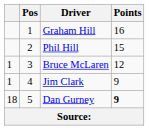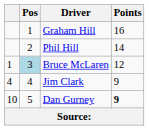(119, 47) 15 -> (119, 47) 14
(30, 65) no background -> (30, 65) lightblue background
(9, 82) 1 -> (9, 82) 4
(12, 99) 18 -> (12, 99) 10
